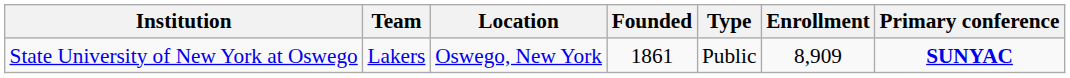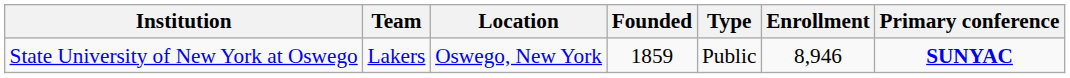(652, 55) 1861 -> (652, 55) 1859
(818, 55) 8,909 -> (818, 55) 8,946
